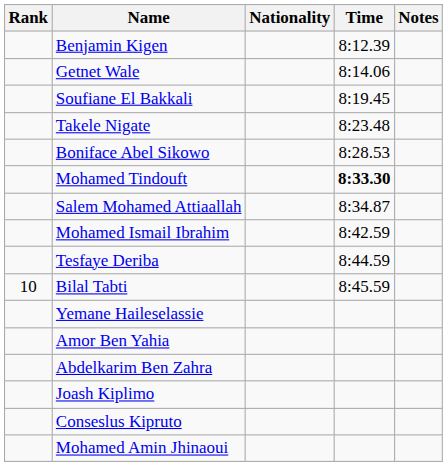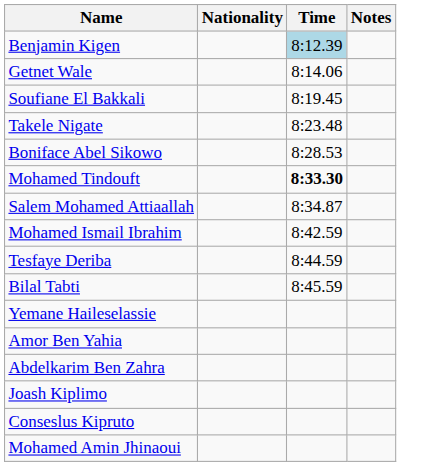- column: (28, 17)
(364, 44) no background -> (317, 44) lightblue background
